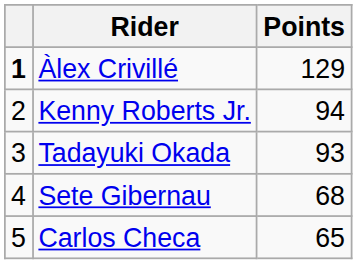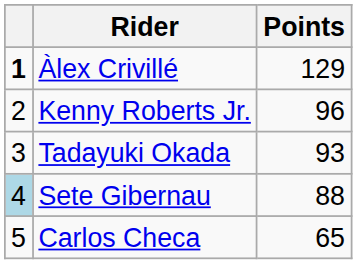(330, 111) 94 -> (330, 111) 96
(19, 196) no background -> (19, 196) lightblue background
(330, 196) 68 -> (330, 196) 88
